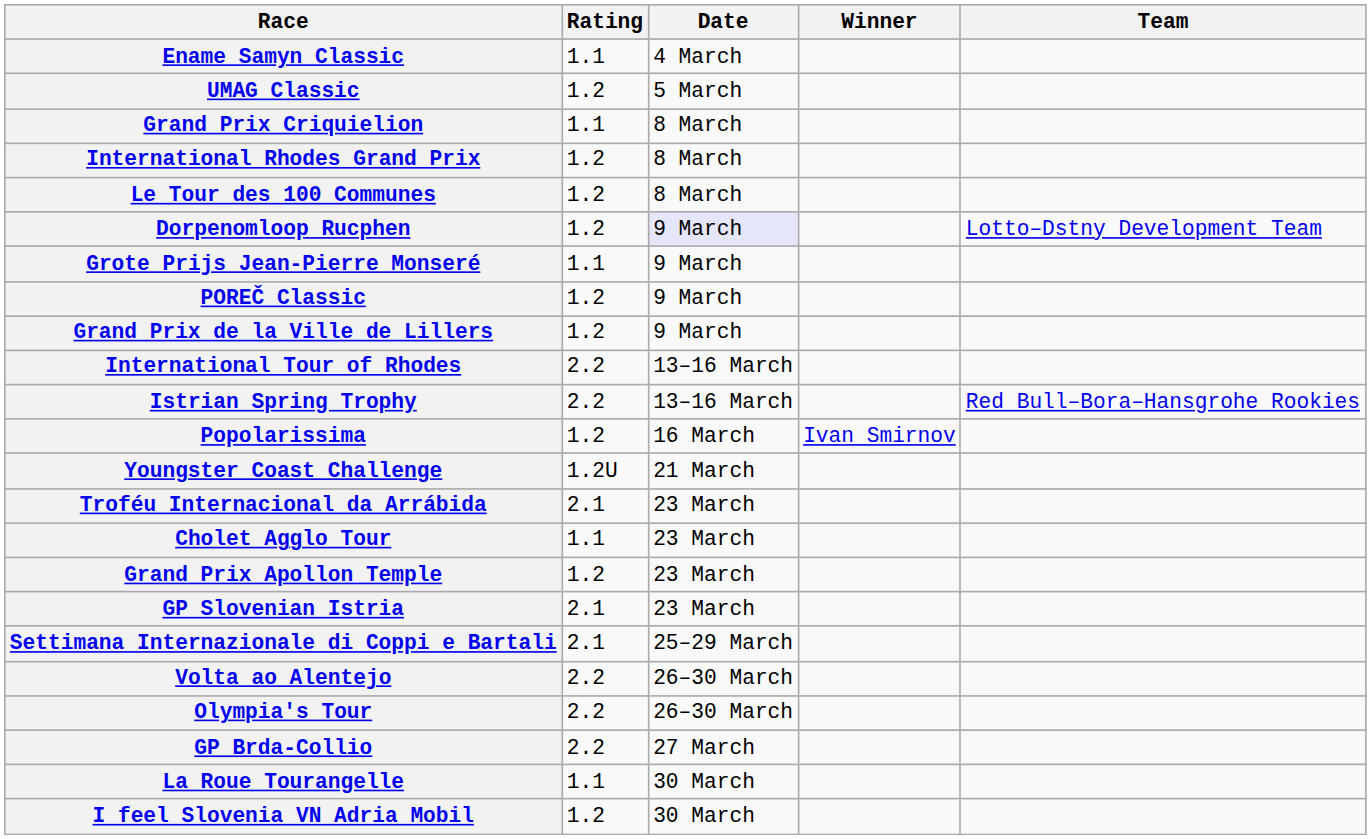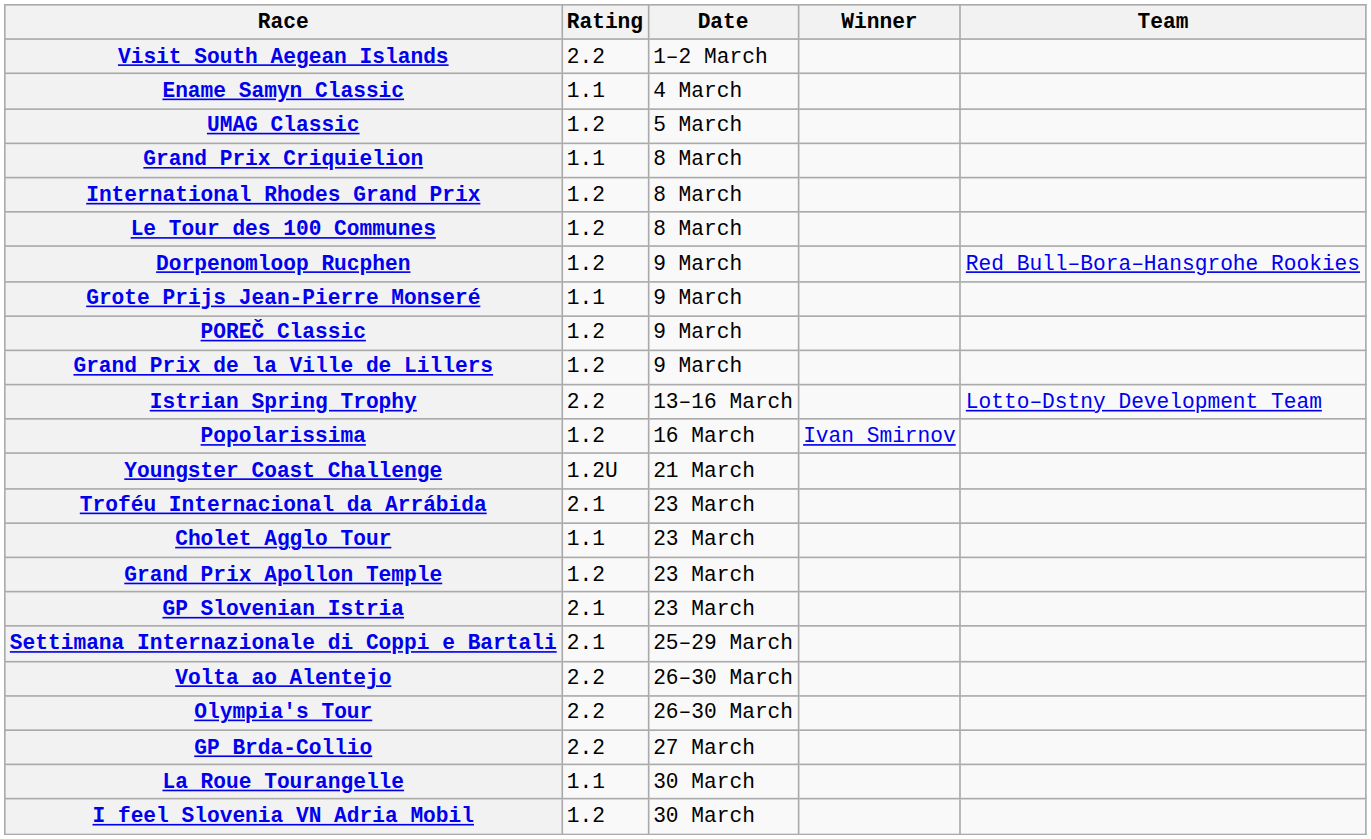+ row: (283, 57)
(698, 229) lavender background -> (698, 264) no background
(1144, 229) Lotto–Dstny Development Team -> (1163, 264) Red Bull–Bora–Hansgrohe Rookies
- row: (283, 367)
(1163, 402) Red Bull–Bora–Hansgrohe Rookies -> (1144, 402) Lotto–Dstny Development Team
